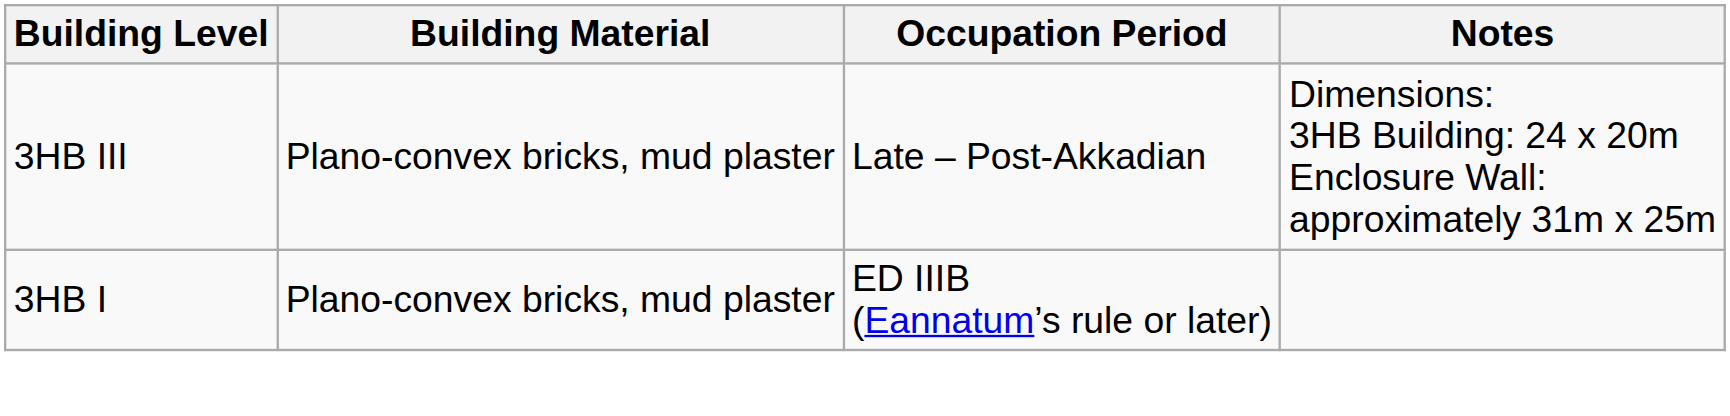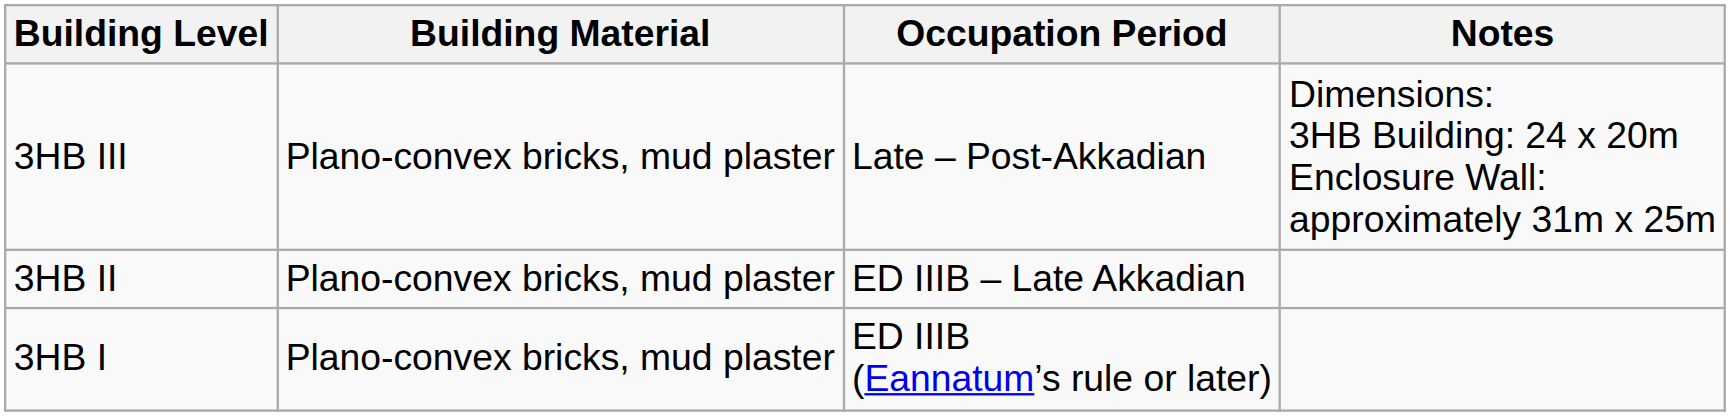+ row: (66, 278)
